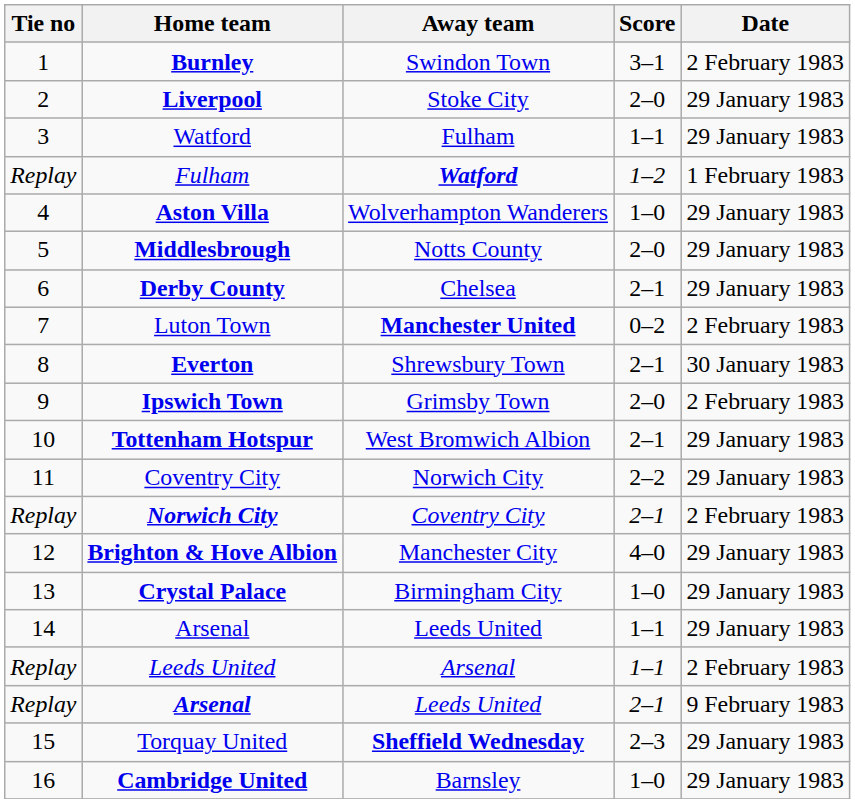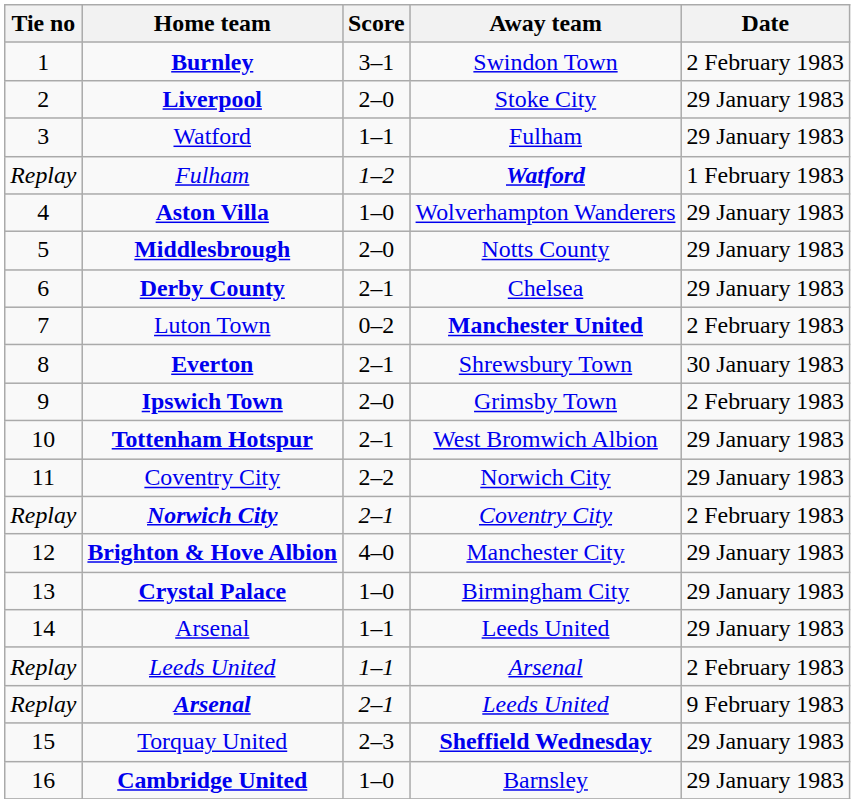columns swapped: (647, 23) <-> (478, 23)
